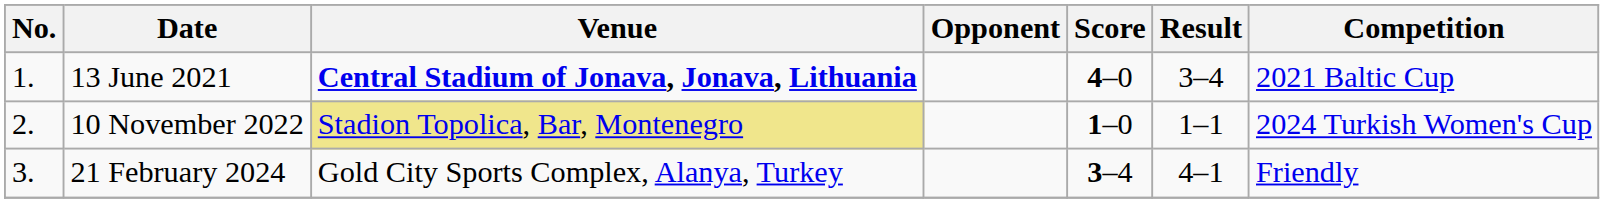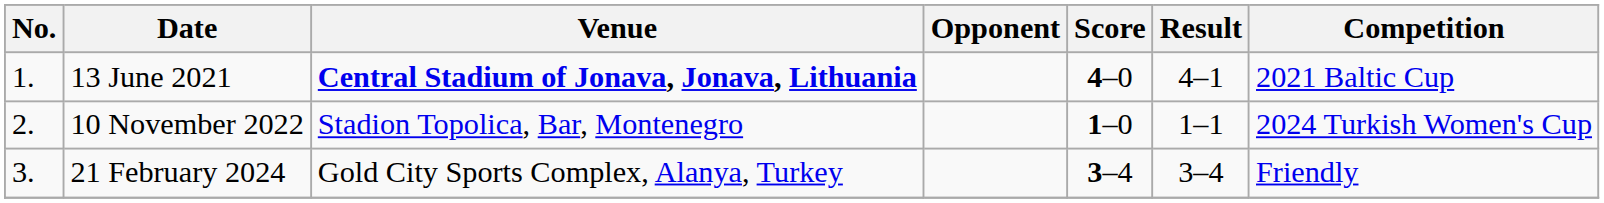(1201, 76) 3–4 -> (1201, 76) 4–1
(530, 124) khaki background -> (530, 124) no background
(1201, 172) 4–1 -> (1201, 172) 3–4
